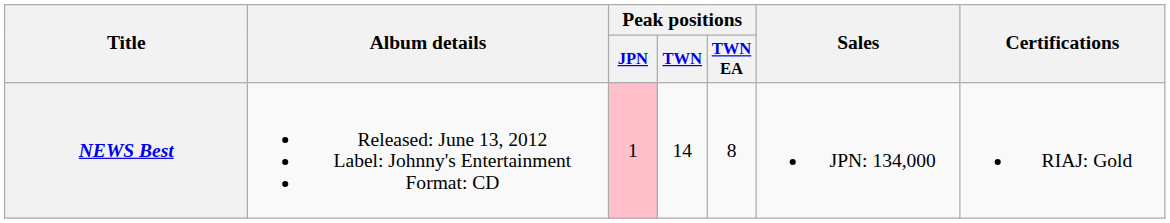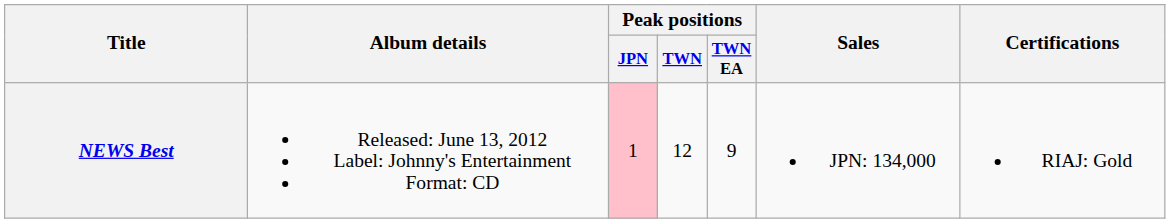(682, 150) 14 -> (682, 150) 12
(732, 150) 8 -> (732, 150) 9
